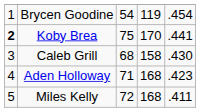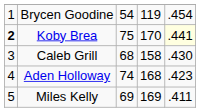(180, 35) no background -> (180, 35) lightyellow background
(127, 76) 71 -> (127, 76) 74
(127, 96) 72 -> (127, 96) 69
(151, 96) 168 -> (151, 96) 169
